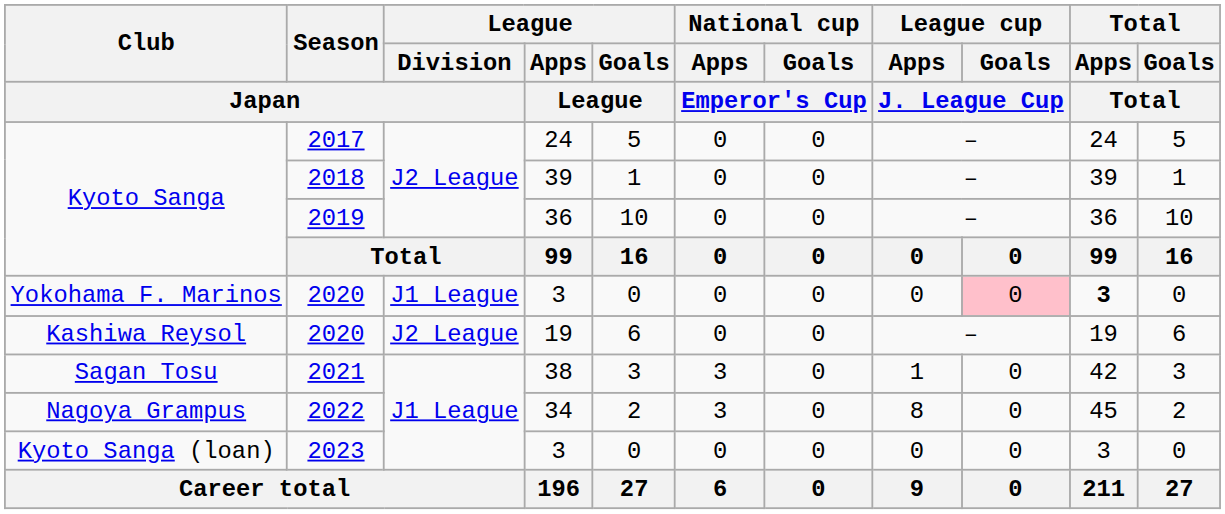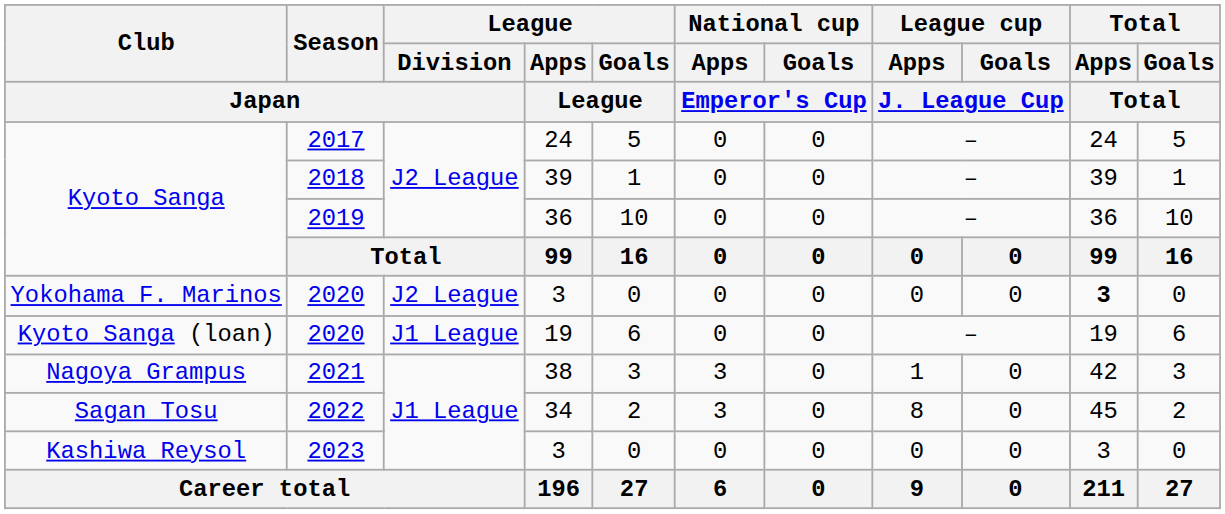(454, 296) J1 League -> (454, 296) J2 League
(1015, 296) pink background -> (1015, 296) no background
(146, 334) Kashiwa Reysol -> (146, 334) Kyoto Sanga (loan)
(454, 334) J2 League -> (454, 334) J1 League
(146, 373) Sagan Tosu -> (146, 373) Nagoya Grampus
(146, 412) Nagoya Grampus -> (146, 412) Sagan Tosu
(146, 451) Kyoto Sanga (loan) -> (146, 451) Kashiwa Reysol
